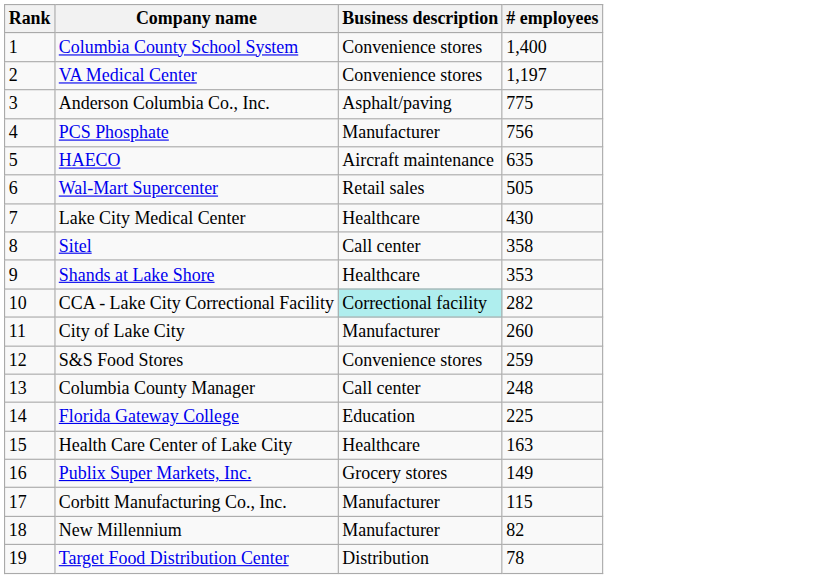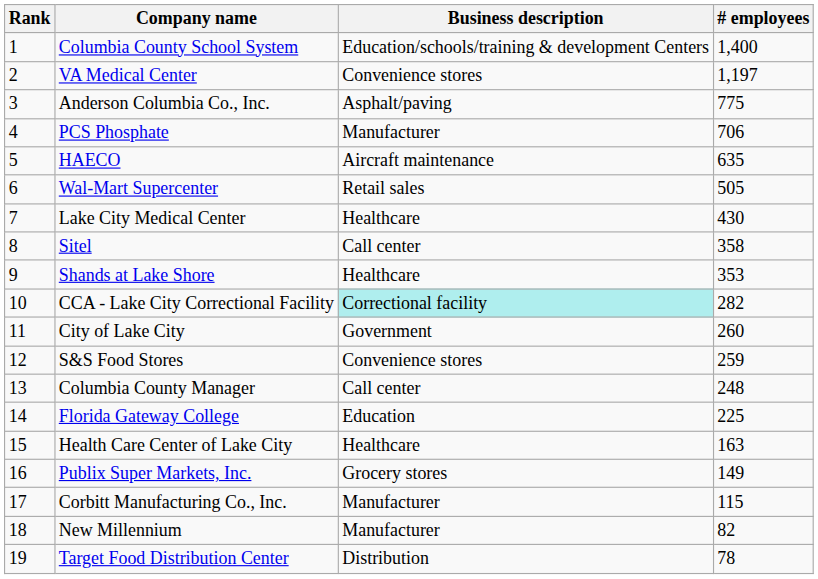(412, 47) Convenience stores -> (526, 47) Education/schools/training & development Centers
(520, 132) 756 -> (731, 132) 706
(391, 331) Manufacturer -> (387, 331) Government
